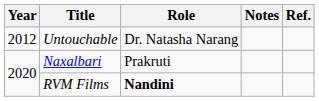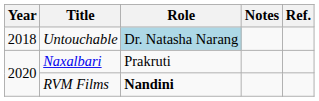(22, 38) 2012 -> (22, 38) 2018
(181, 38) no background -> (181, 38) lightblue background
